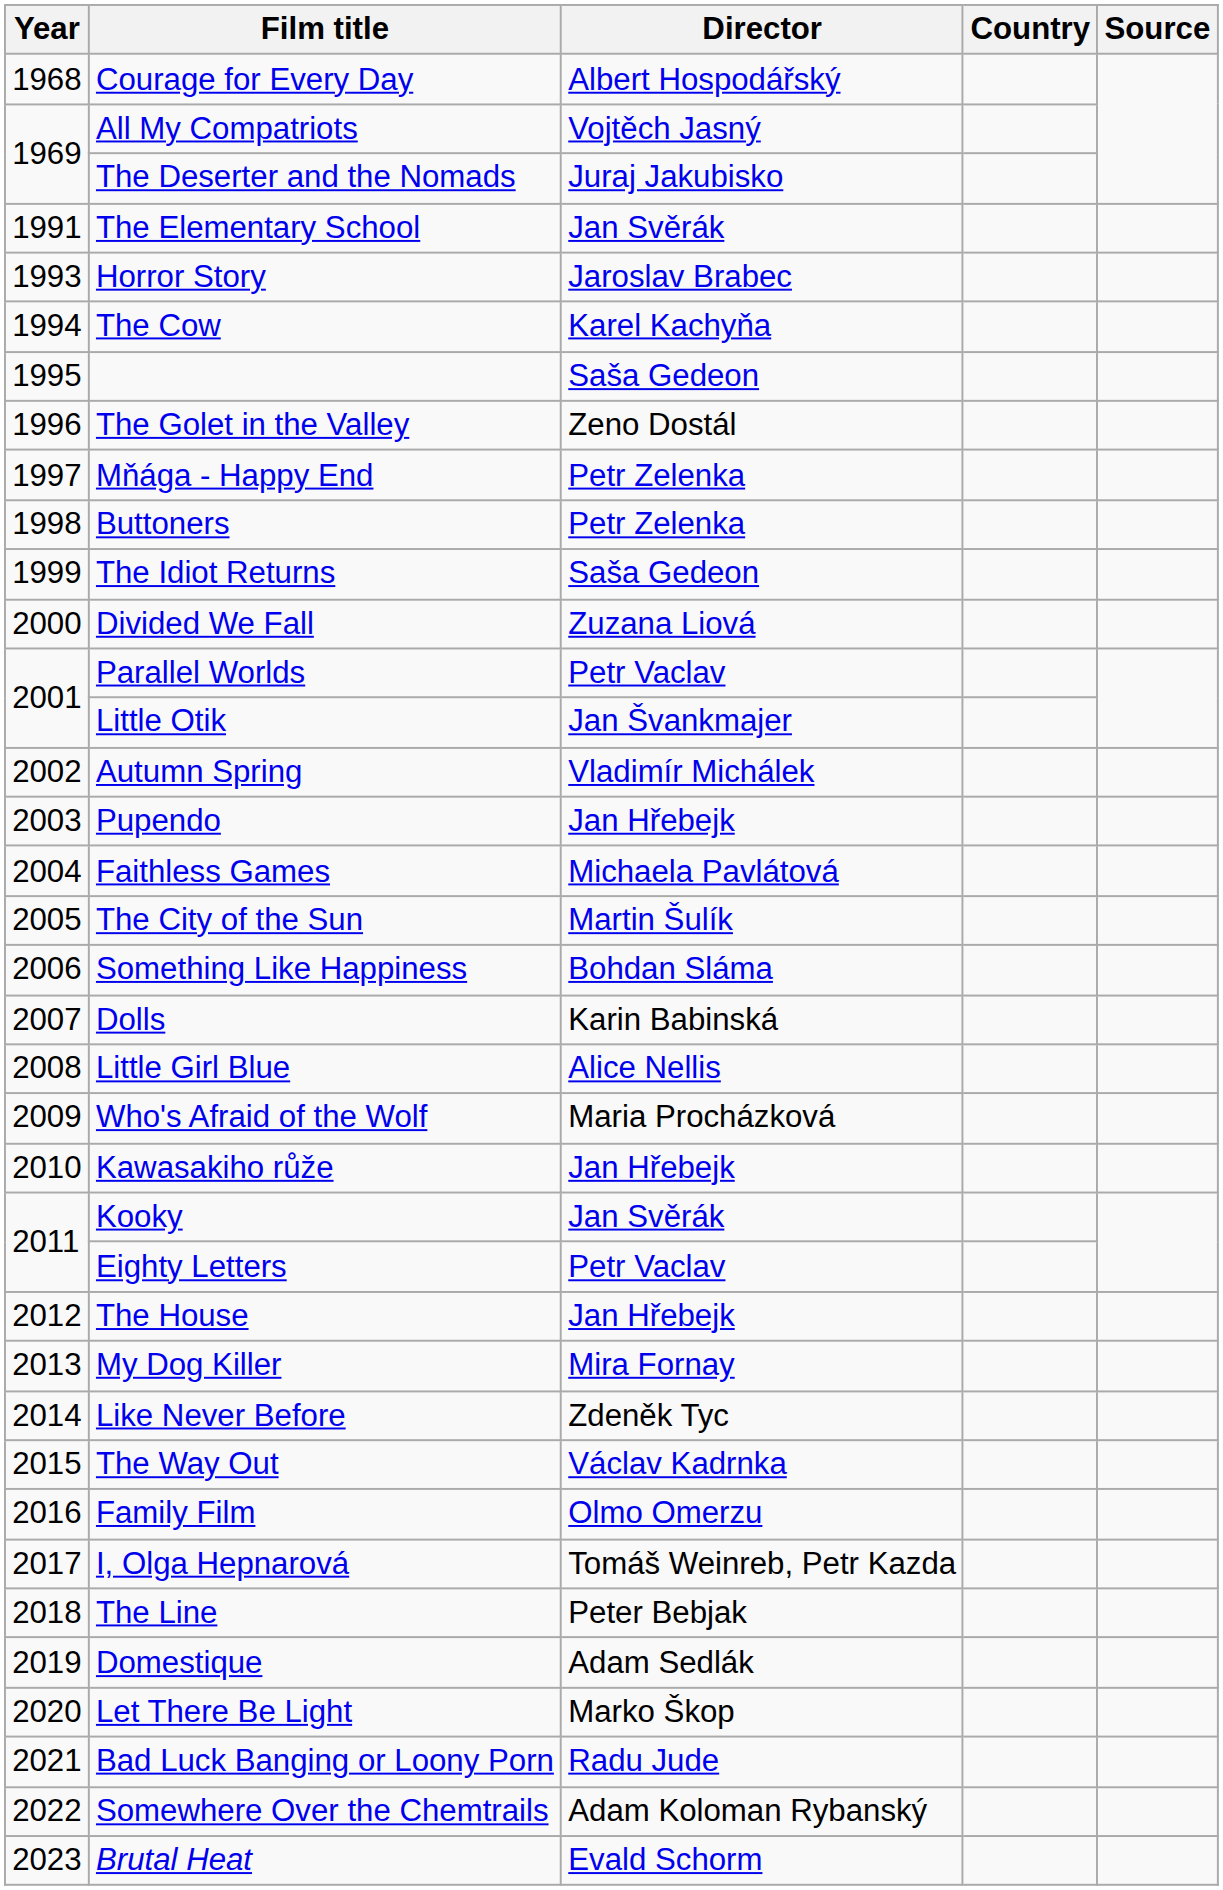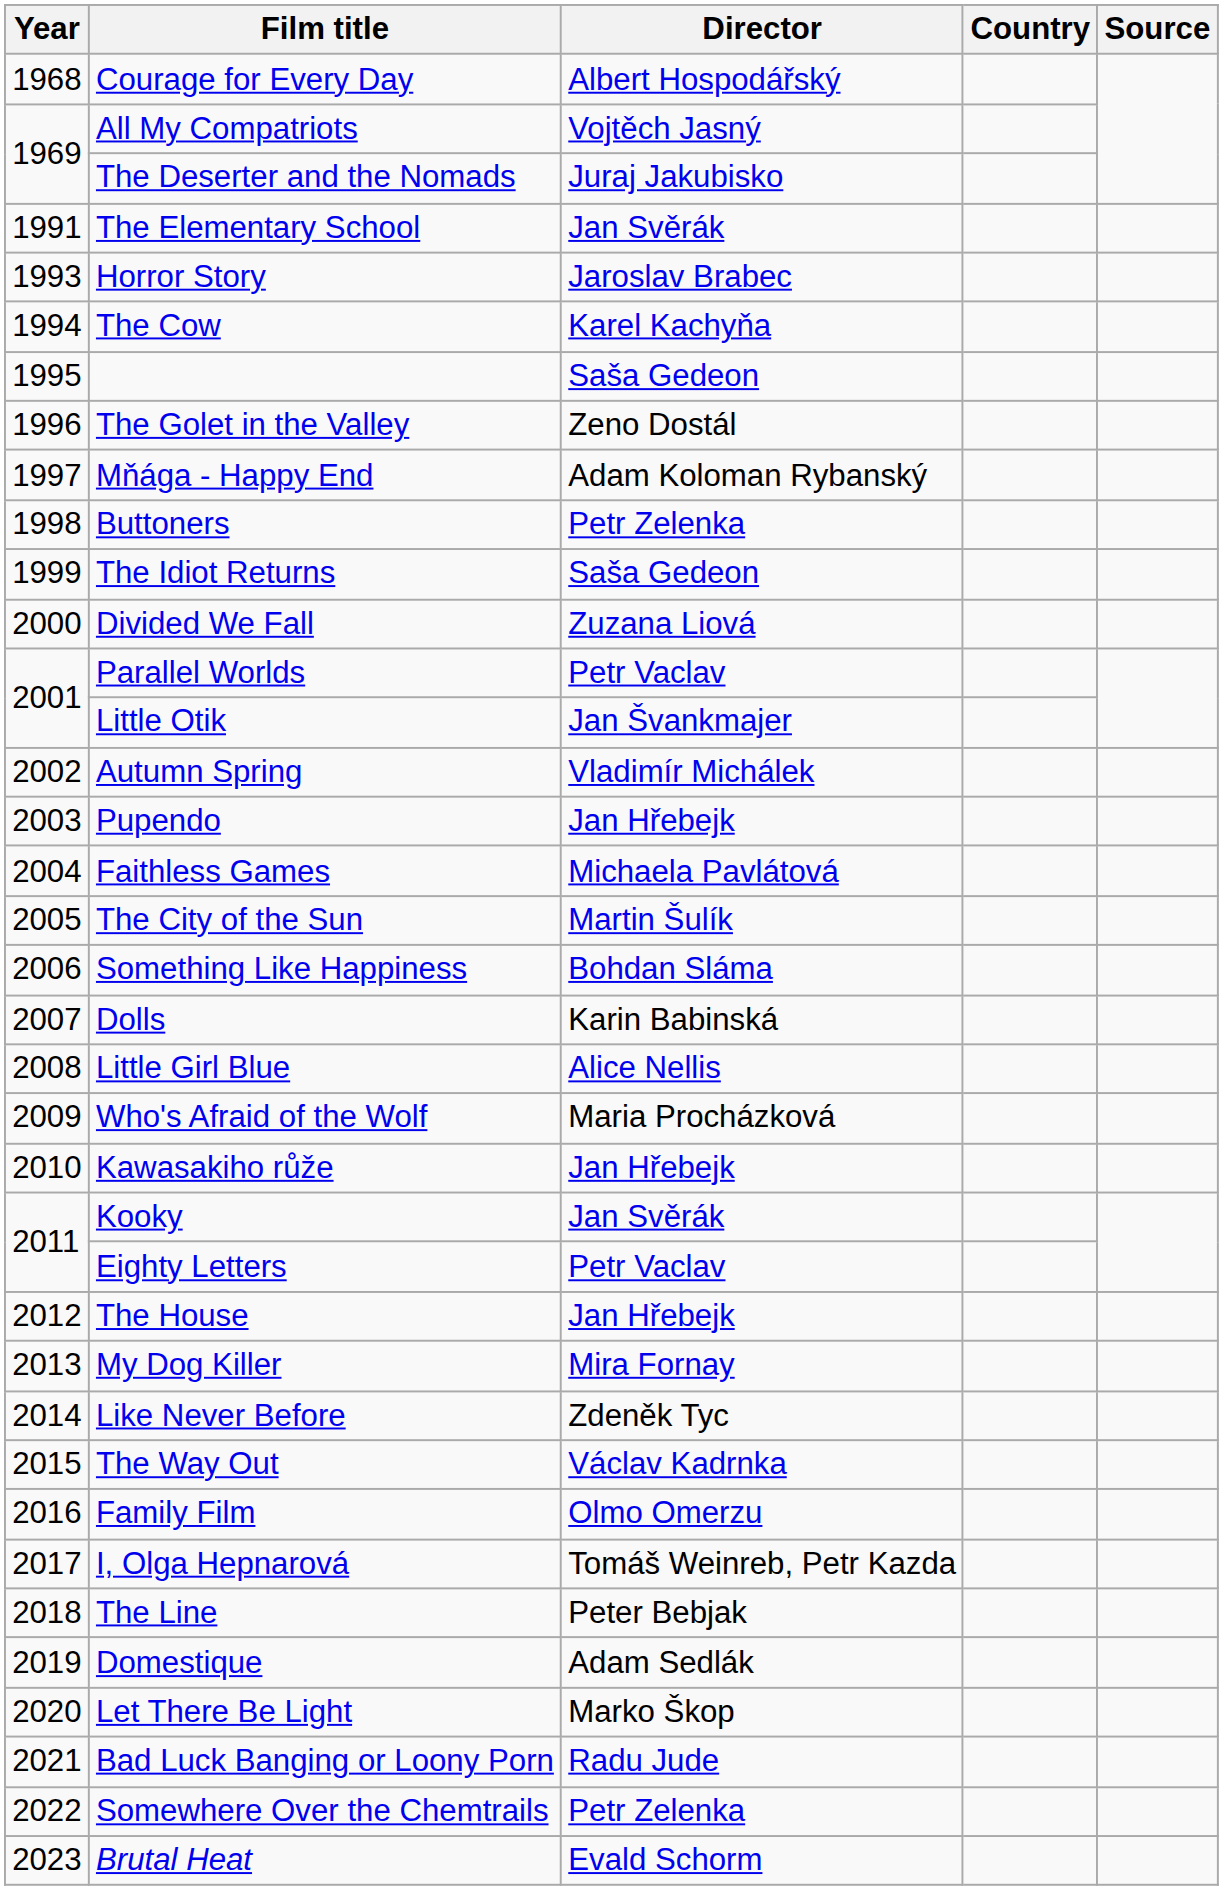(657, 474) Petr Zelenka -> (748, 474) Adam Koloman Rybanský
(748, 1810) Adam Koloman Rybanský -> (657, 1810) Petr Zelenka
